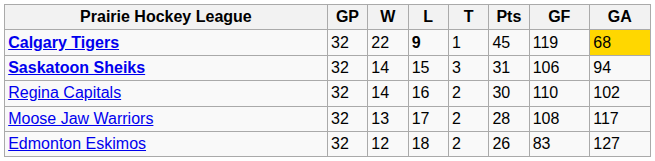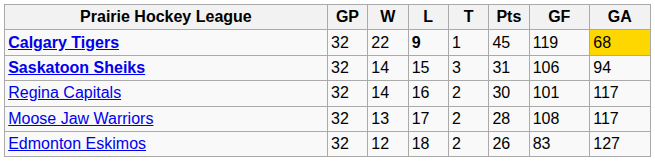(545, 93) 110 -> (546, 93) 101
(607, 93) 102 -> (606, 93) 117
